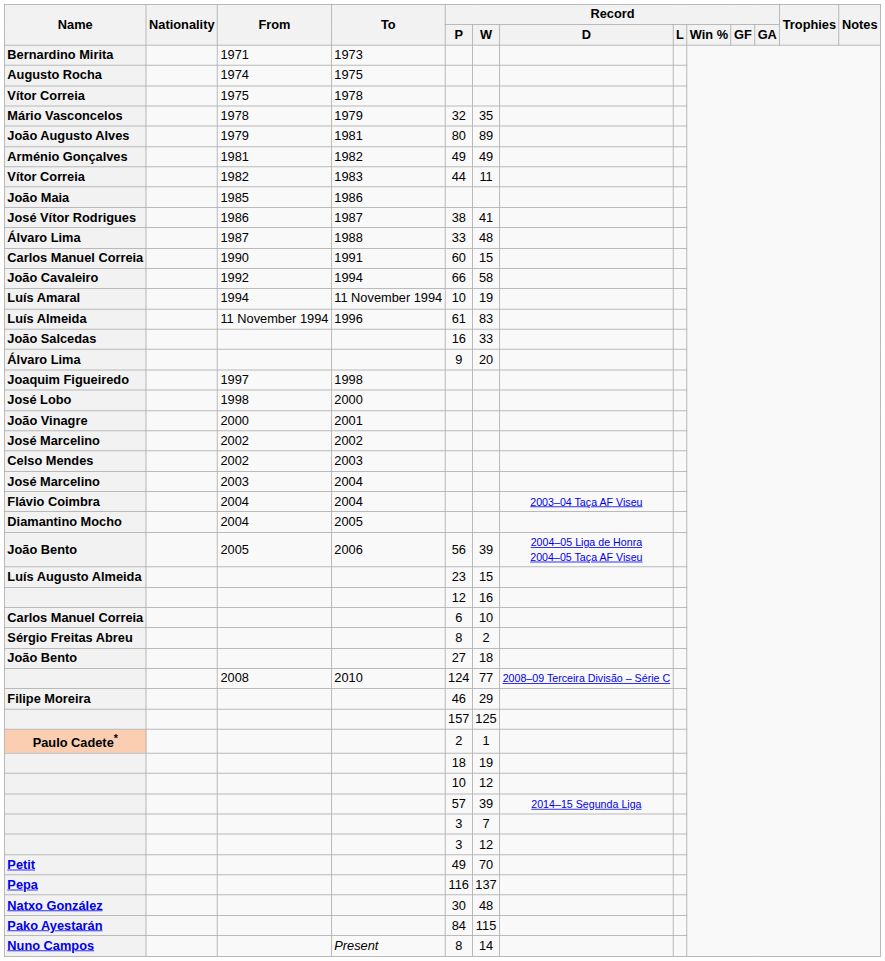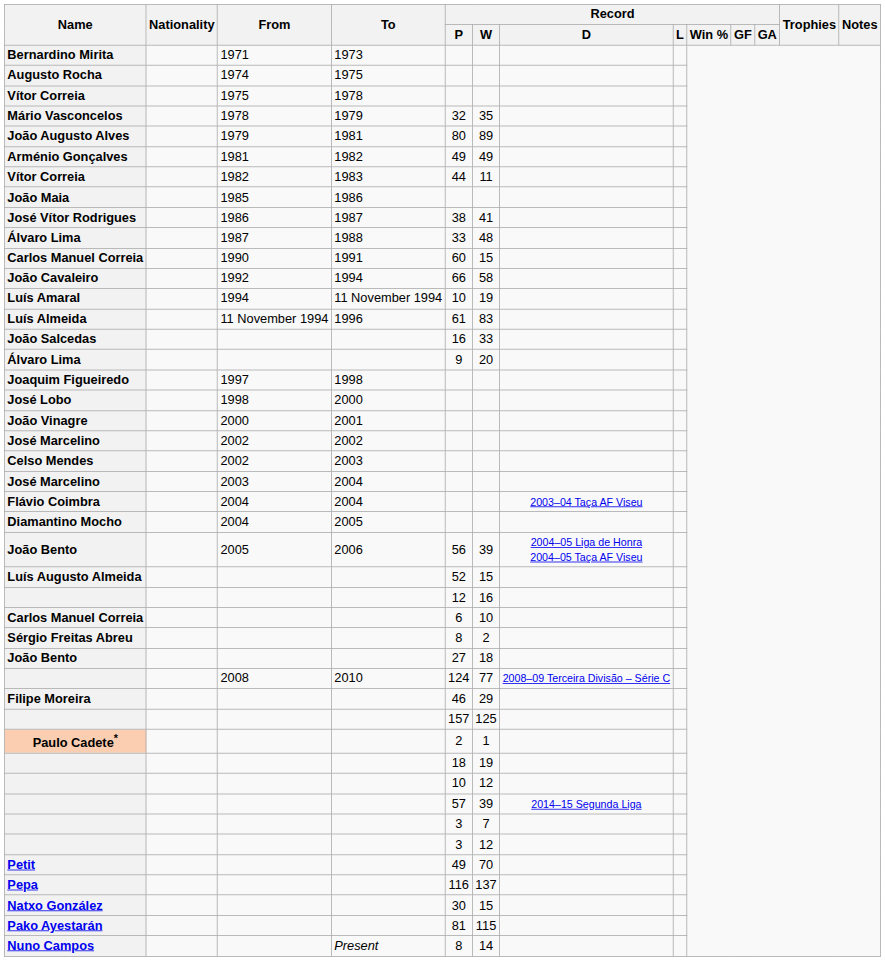(459, 577) 23 -> (459, 577) 52
(486, 905) 48 -> (486, 905) 15
(459, 925) 84 -> (459, 925) 81
